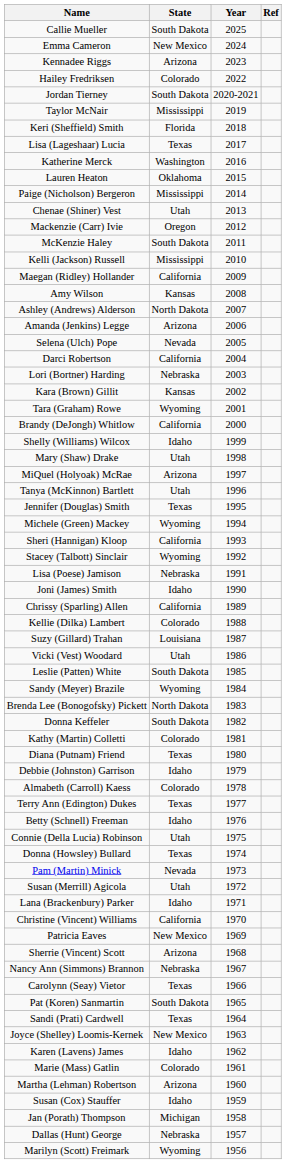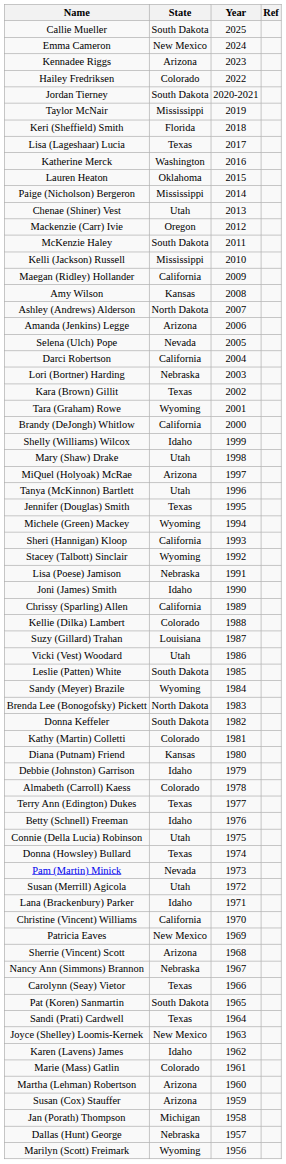(180, 392) Kansas -> (180, 392) Texas
(180, 754) Texas -> (180, 754) Kansas
(180, 1101) Idaho -> (180, 1101) Arizona
